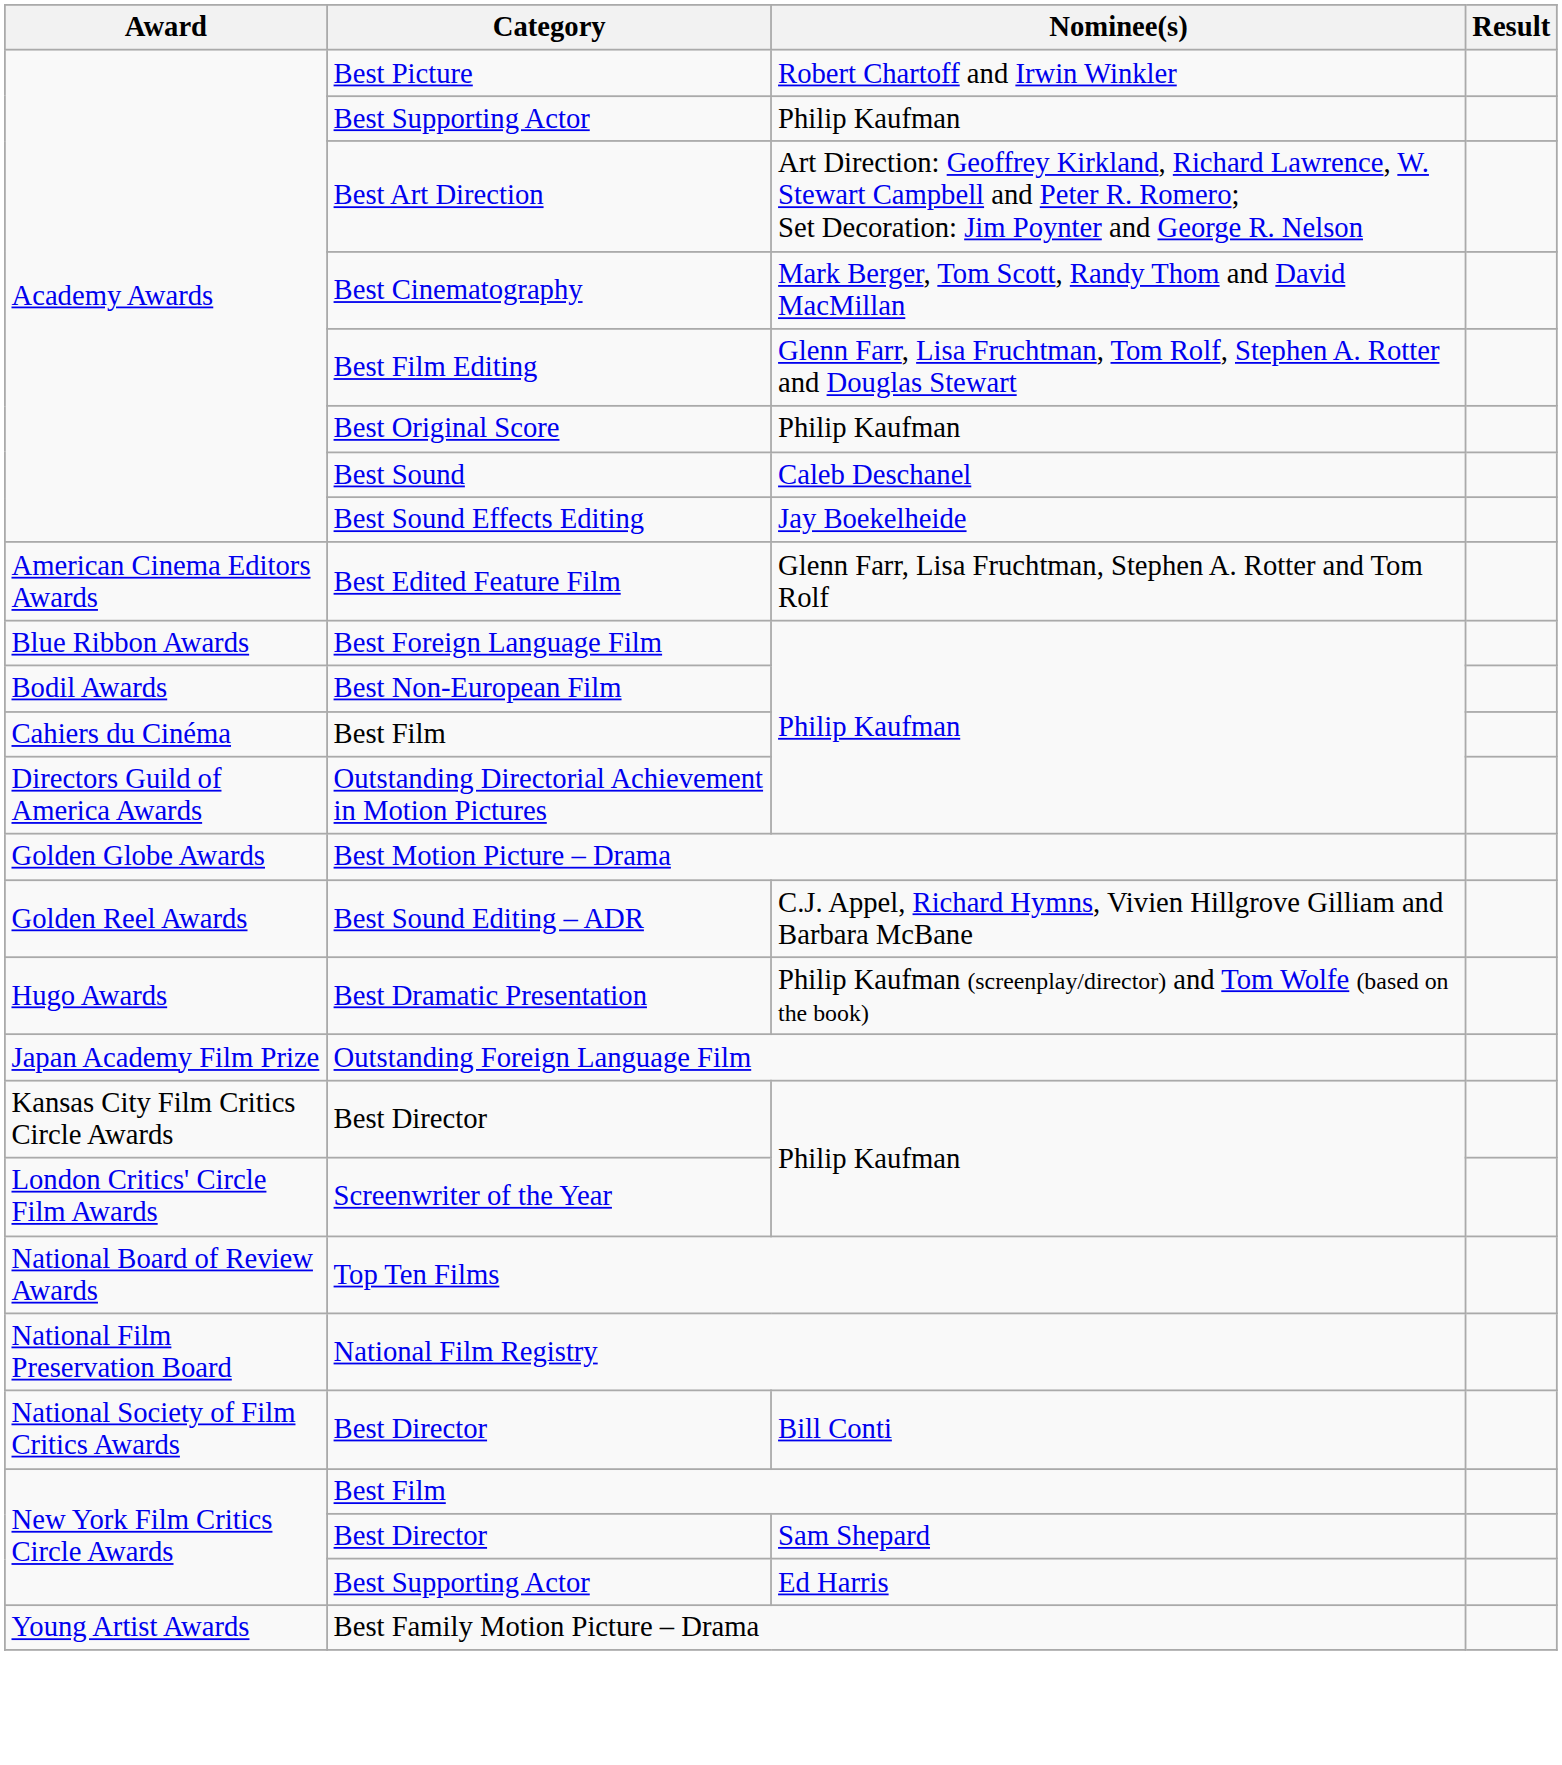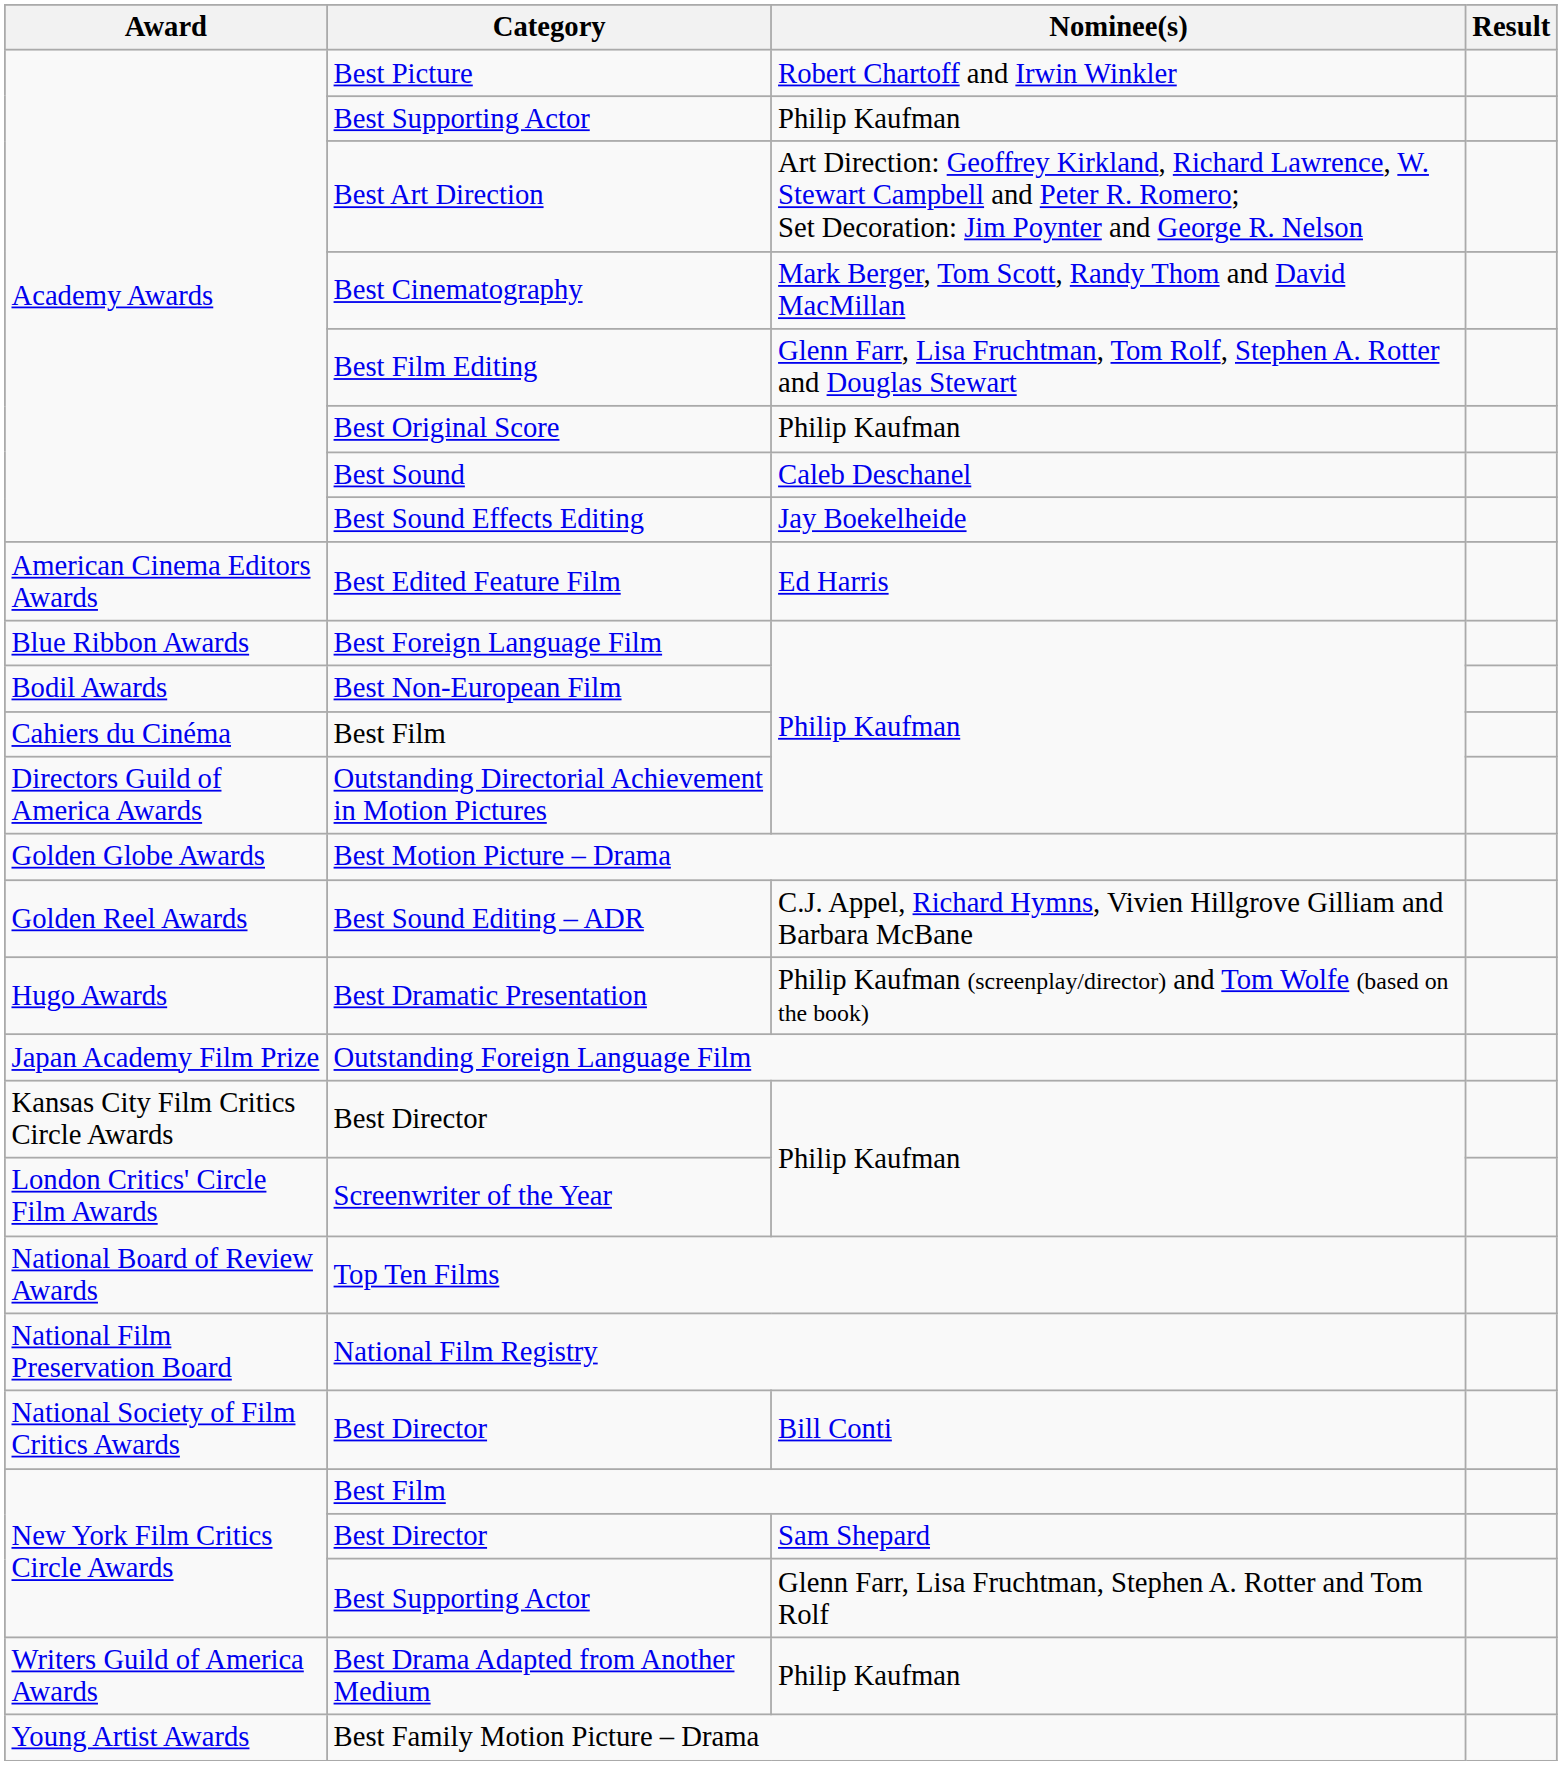(1100, 580) Glenn Farr, Lisa Fruchtman, Stephen A. Rotter and Tom Rolf -> (833, 580) Ed Harris
(833, 1581) Ed Harris -> (1100, 1597) Glenn Farr, Lisa Fruchtman, Stephen A. Rotter and Tom Rolf
+ row: (158, 1675)
